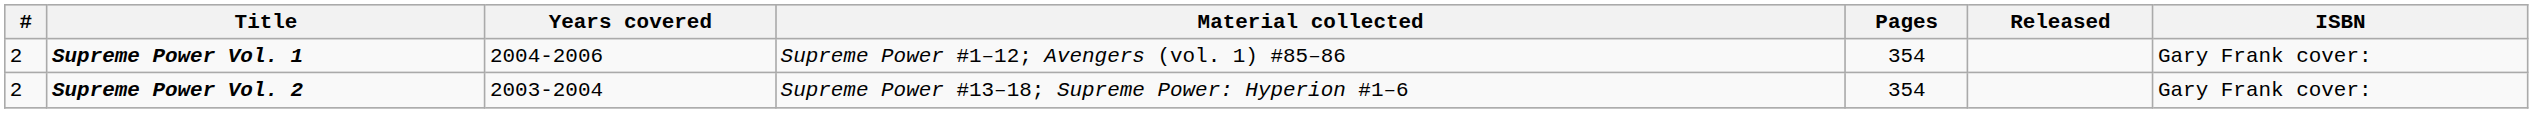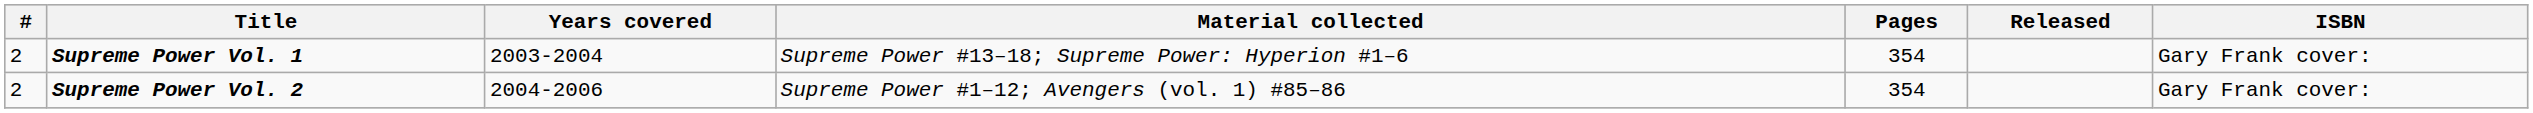(547, 56) 2004-2006 -> (547, 56) 2003-2004
(1063, 56) Supreme Power #1–12; Avengers (vol. 1) #85–86 -> (1095, 56) Supreme Power #13–18; Supreme Power: Hyperion #1–6
(547, 90) 2003-2004 -> (547, 90) 2004-2006
(1095, 90) Supreme Power #13–18; Supreme Power: Hyperion #1–6 -> (1063, 90) Supreme Power #1–12; Avengers (vol. 1) #85–86
